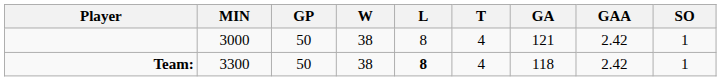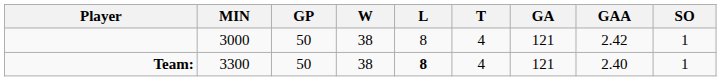(543, 64) 118 -> (543, 64) 121
(614, 64) 2.42 -> (614, 64) 2.40
